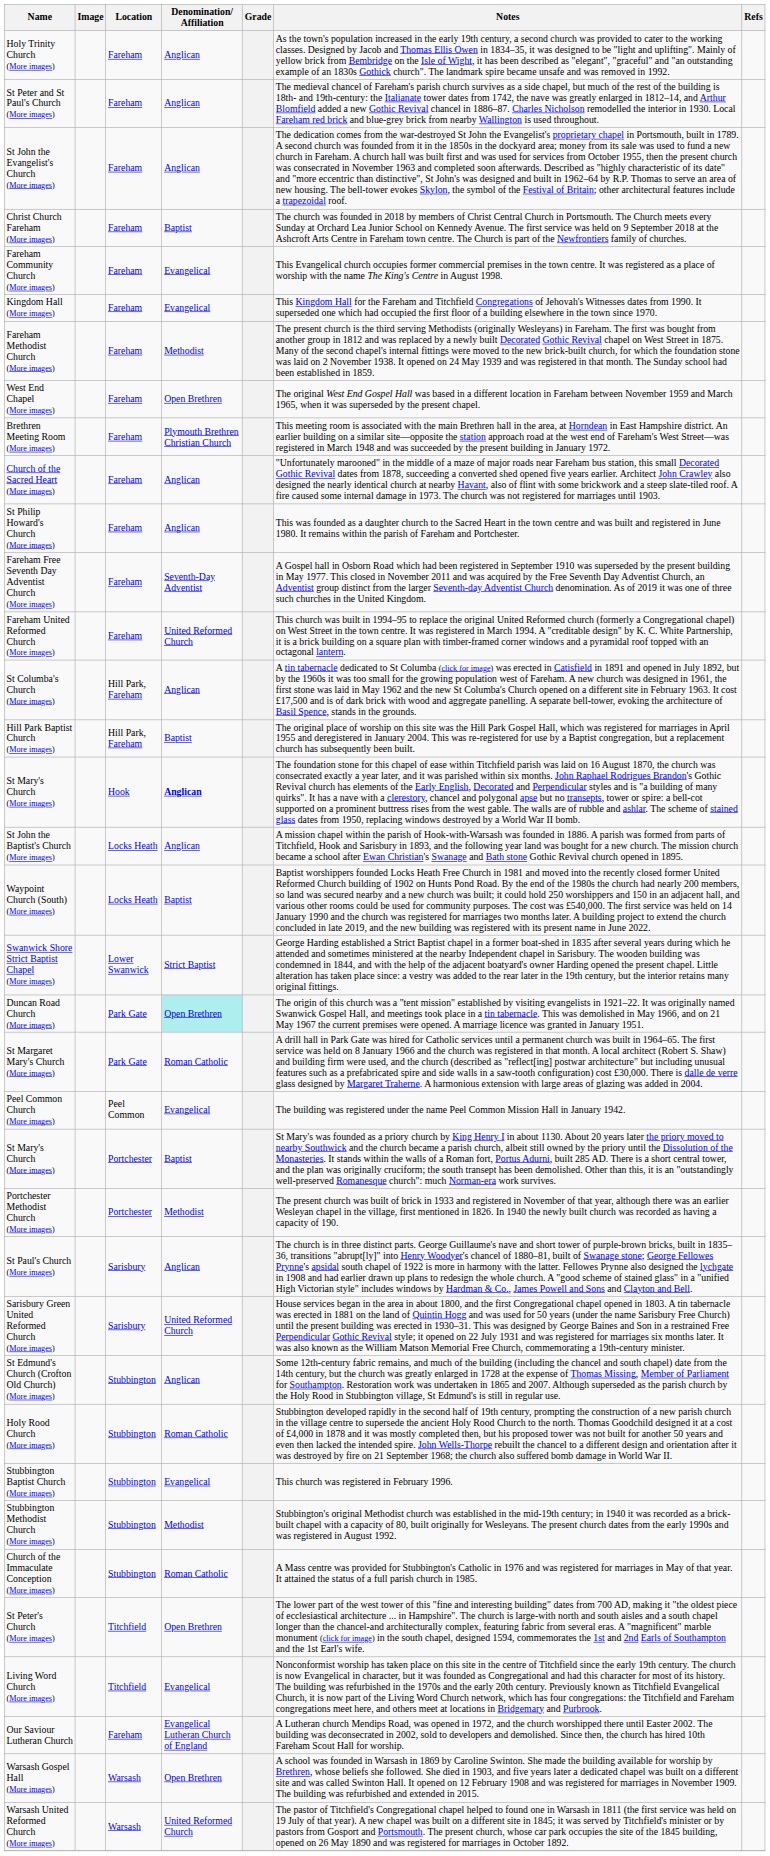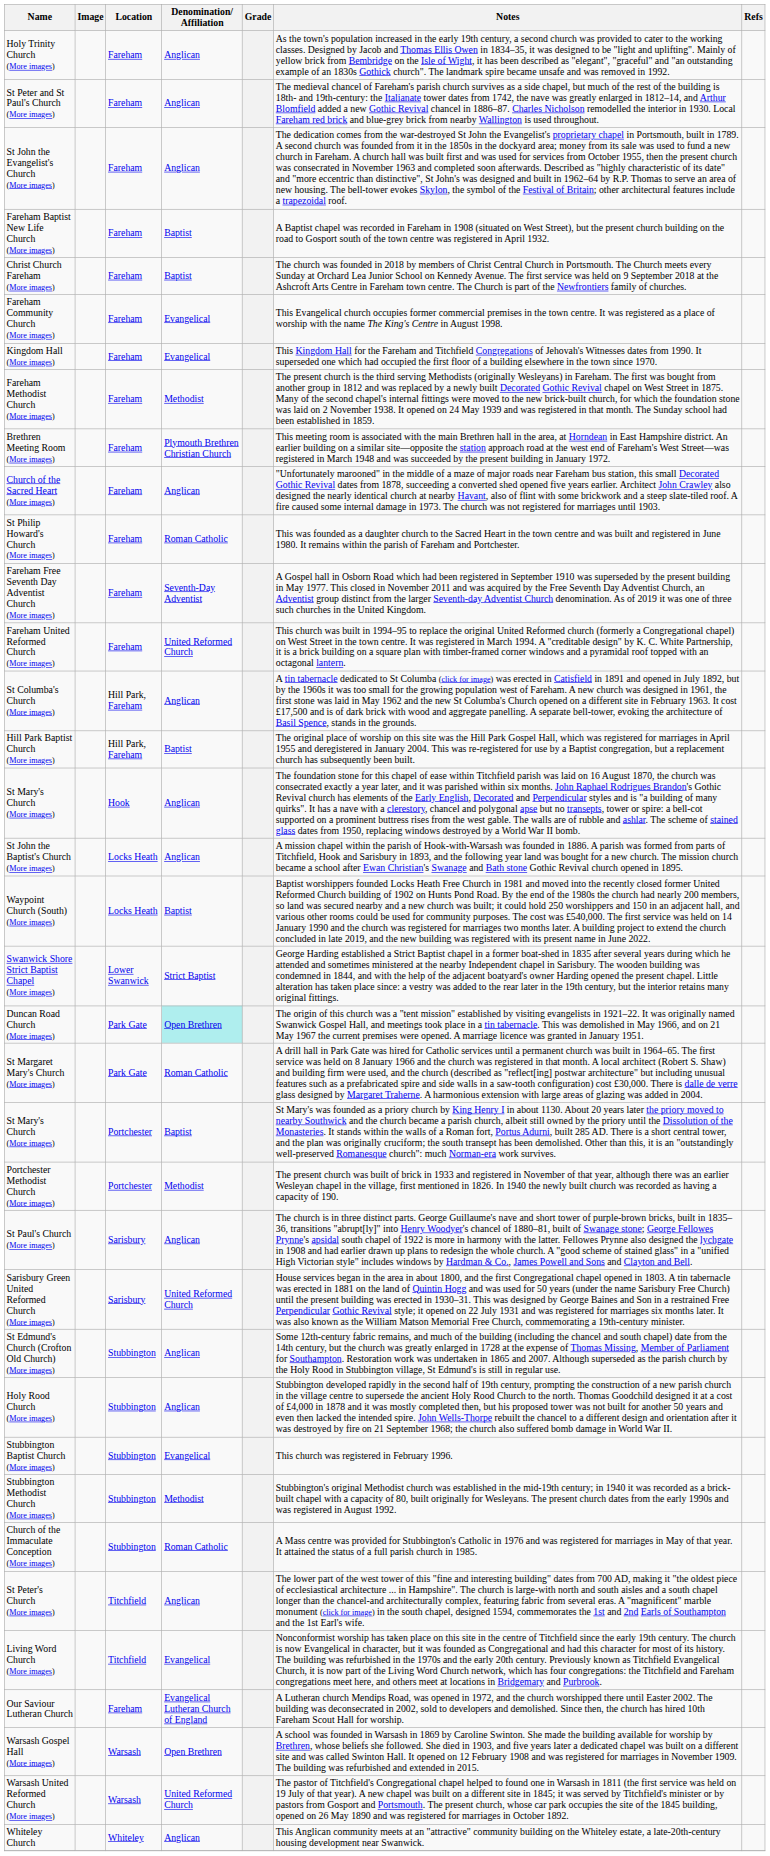+ row: (39, 233)
- row: (31, 399)
(182, 528) Anglican -> (196, 539) Roman Catholic
(183, 792) bold -> (182, 803) normal
- row: (34, 1110)
(196, 1433) Roman Catholic -> (182, 1407) Anglican
(193, 1627) Open Brethren -> (182, 1601) Anglican
+ row: (24, 1837)
